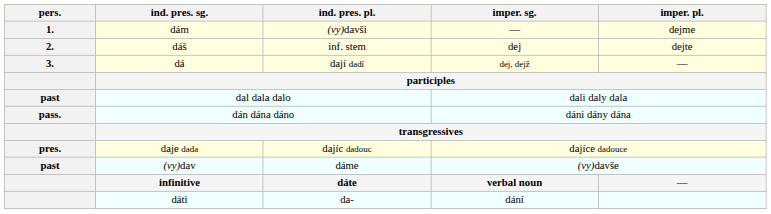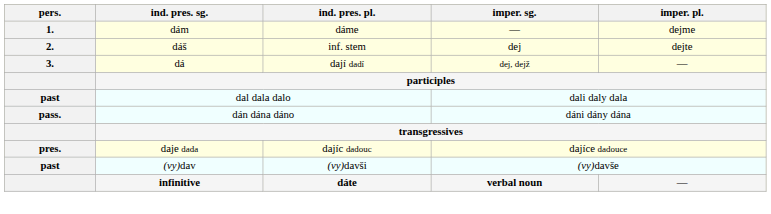(347, 30) (vy)davši -> (347, 30) dáme
(347, 166) dáme -> (347, 166) (vy)davši
- row: (179, 200)
